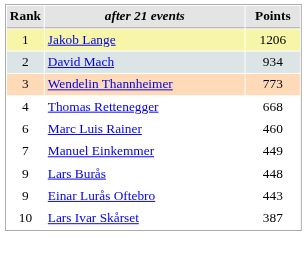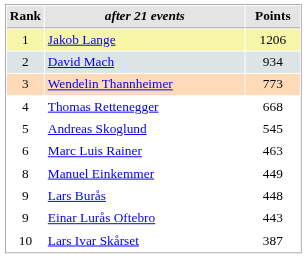+ row: (97, 129)
(273, 129) 460 -> (273, 151) 463
(25, 151) 7 -> (25, 173) 8
